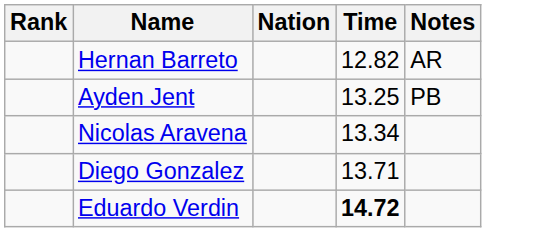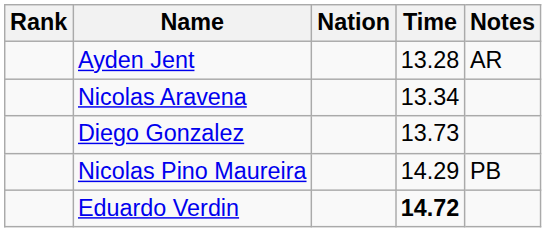- row: (158, 60)
(370, 97) 13.25 -> (430, 60) 13.28
(426, 97) PB -> (486, 60) AR
(370, 171) 13.71 -> (430, 134) 13.73
+ row: (192, 171)
